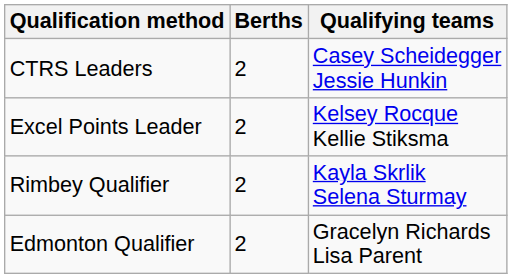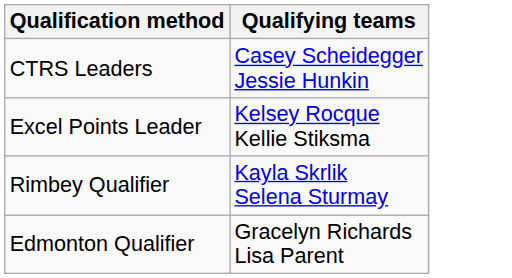- column: (269, 21)
